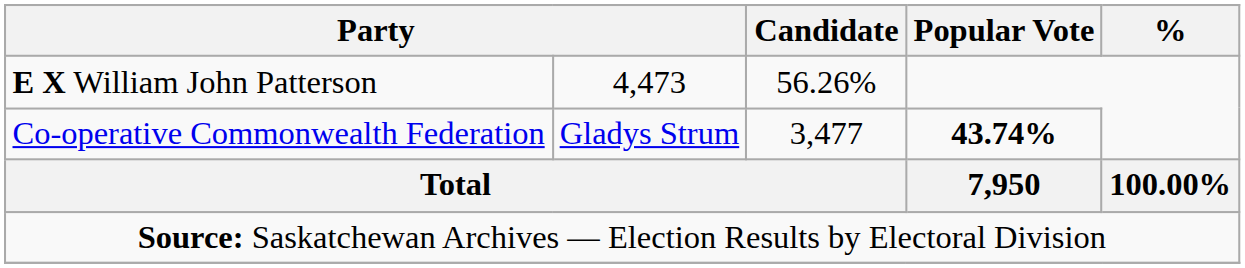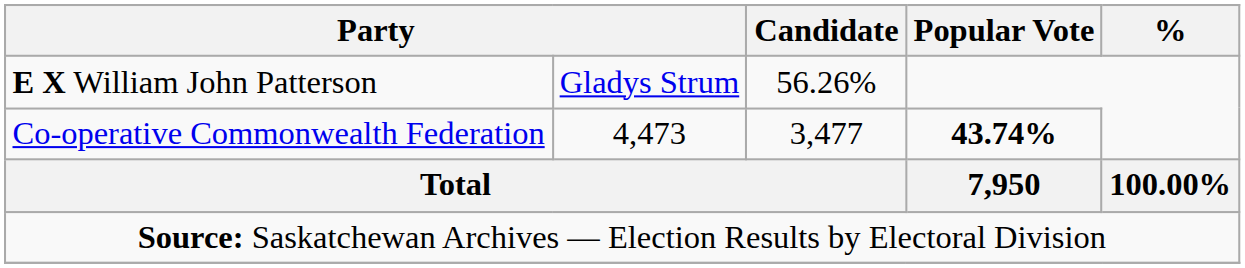(649, 81) 4,473 -> (649, 81) Gladys Strum
(649, 133) Gladys Strum -> (649, 133) 4,473
